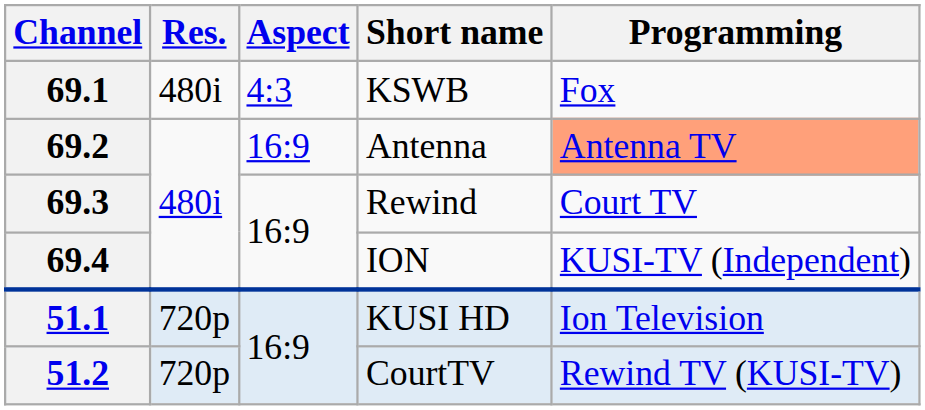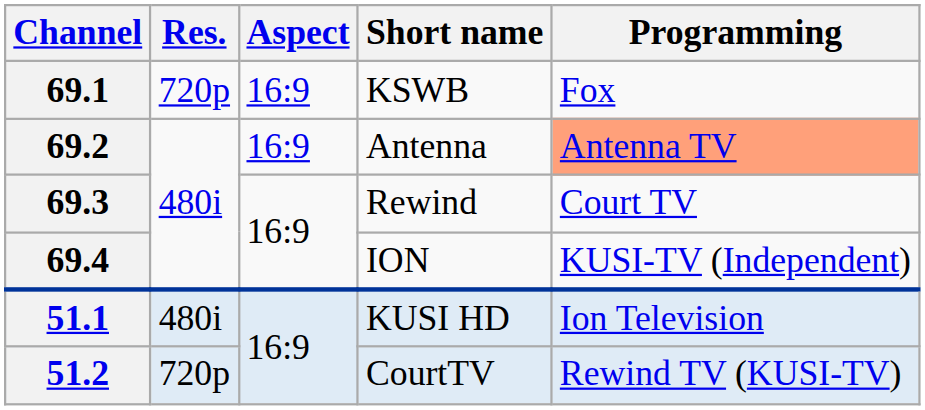(190, 89) 480i -> (194, 89) 720p
(269, 89) 4:3 -> (278, 89) 16:9
(194, 317) 720p -> (190, 317) 480i
